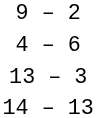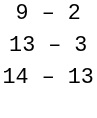- row: (48, 45)
